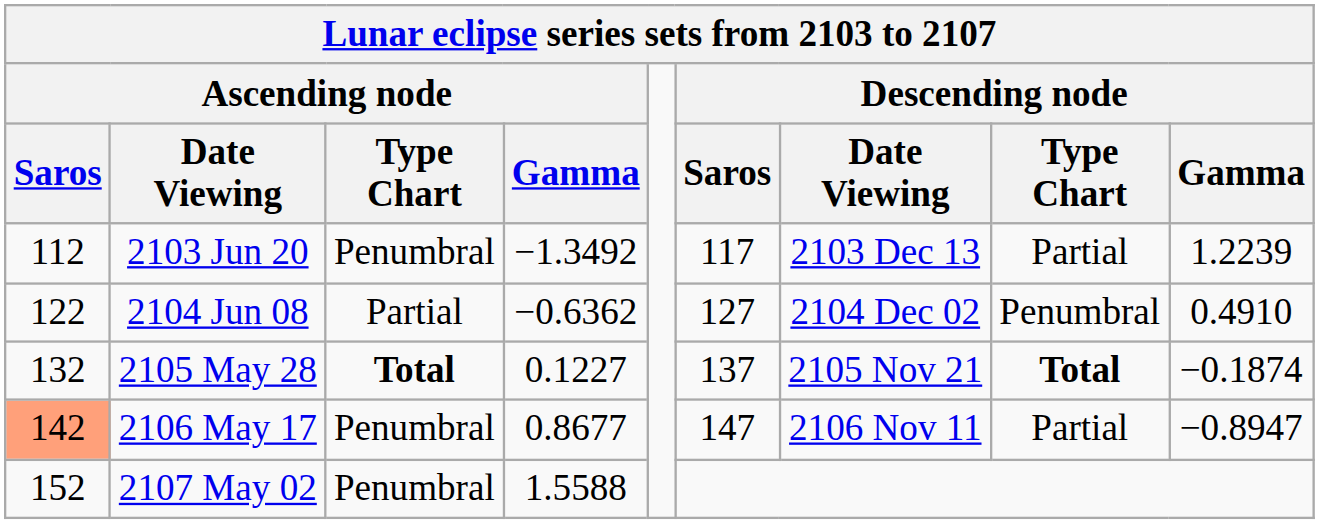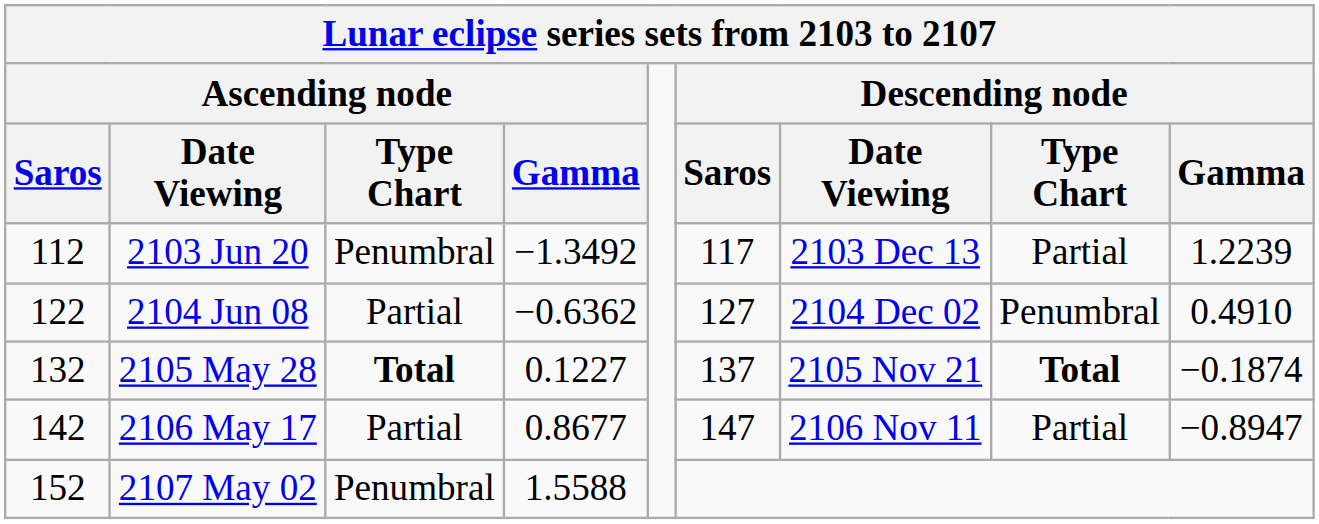(58, 428) lightsalmon background -> (58, 428) no background
(414, 428) Penumbral -> (414, 428) Partial
